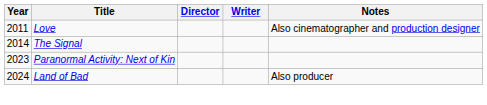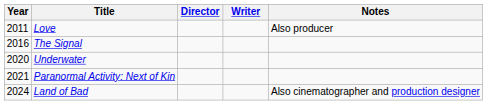(375, 28) Also cinematographer and production designer -> (302, 28) Also producer
(18, 44) 2014 -> (18, 44) 2016
+ row: (60, 60)
(18, 60) 2023 -> (18, 76) 2021
(302, 76) Also producer -> (375, 92) Also cinematographer and production designer
